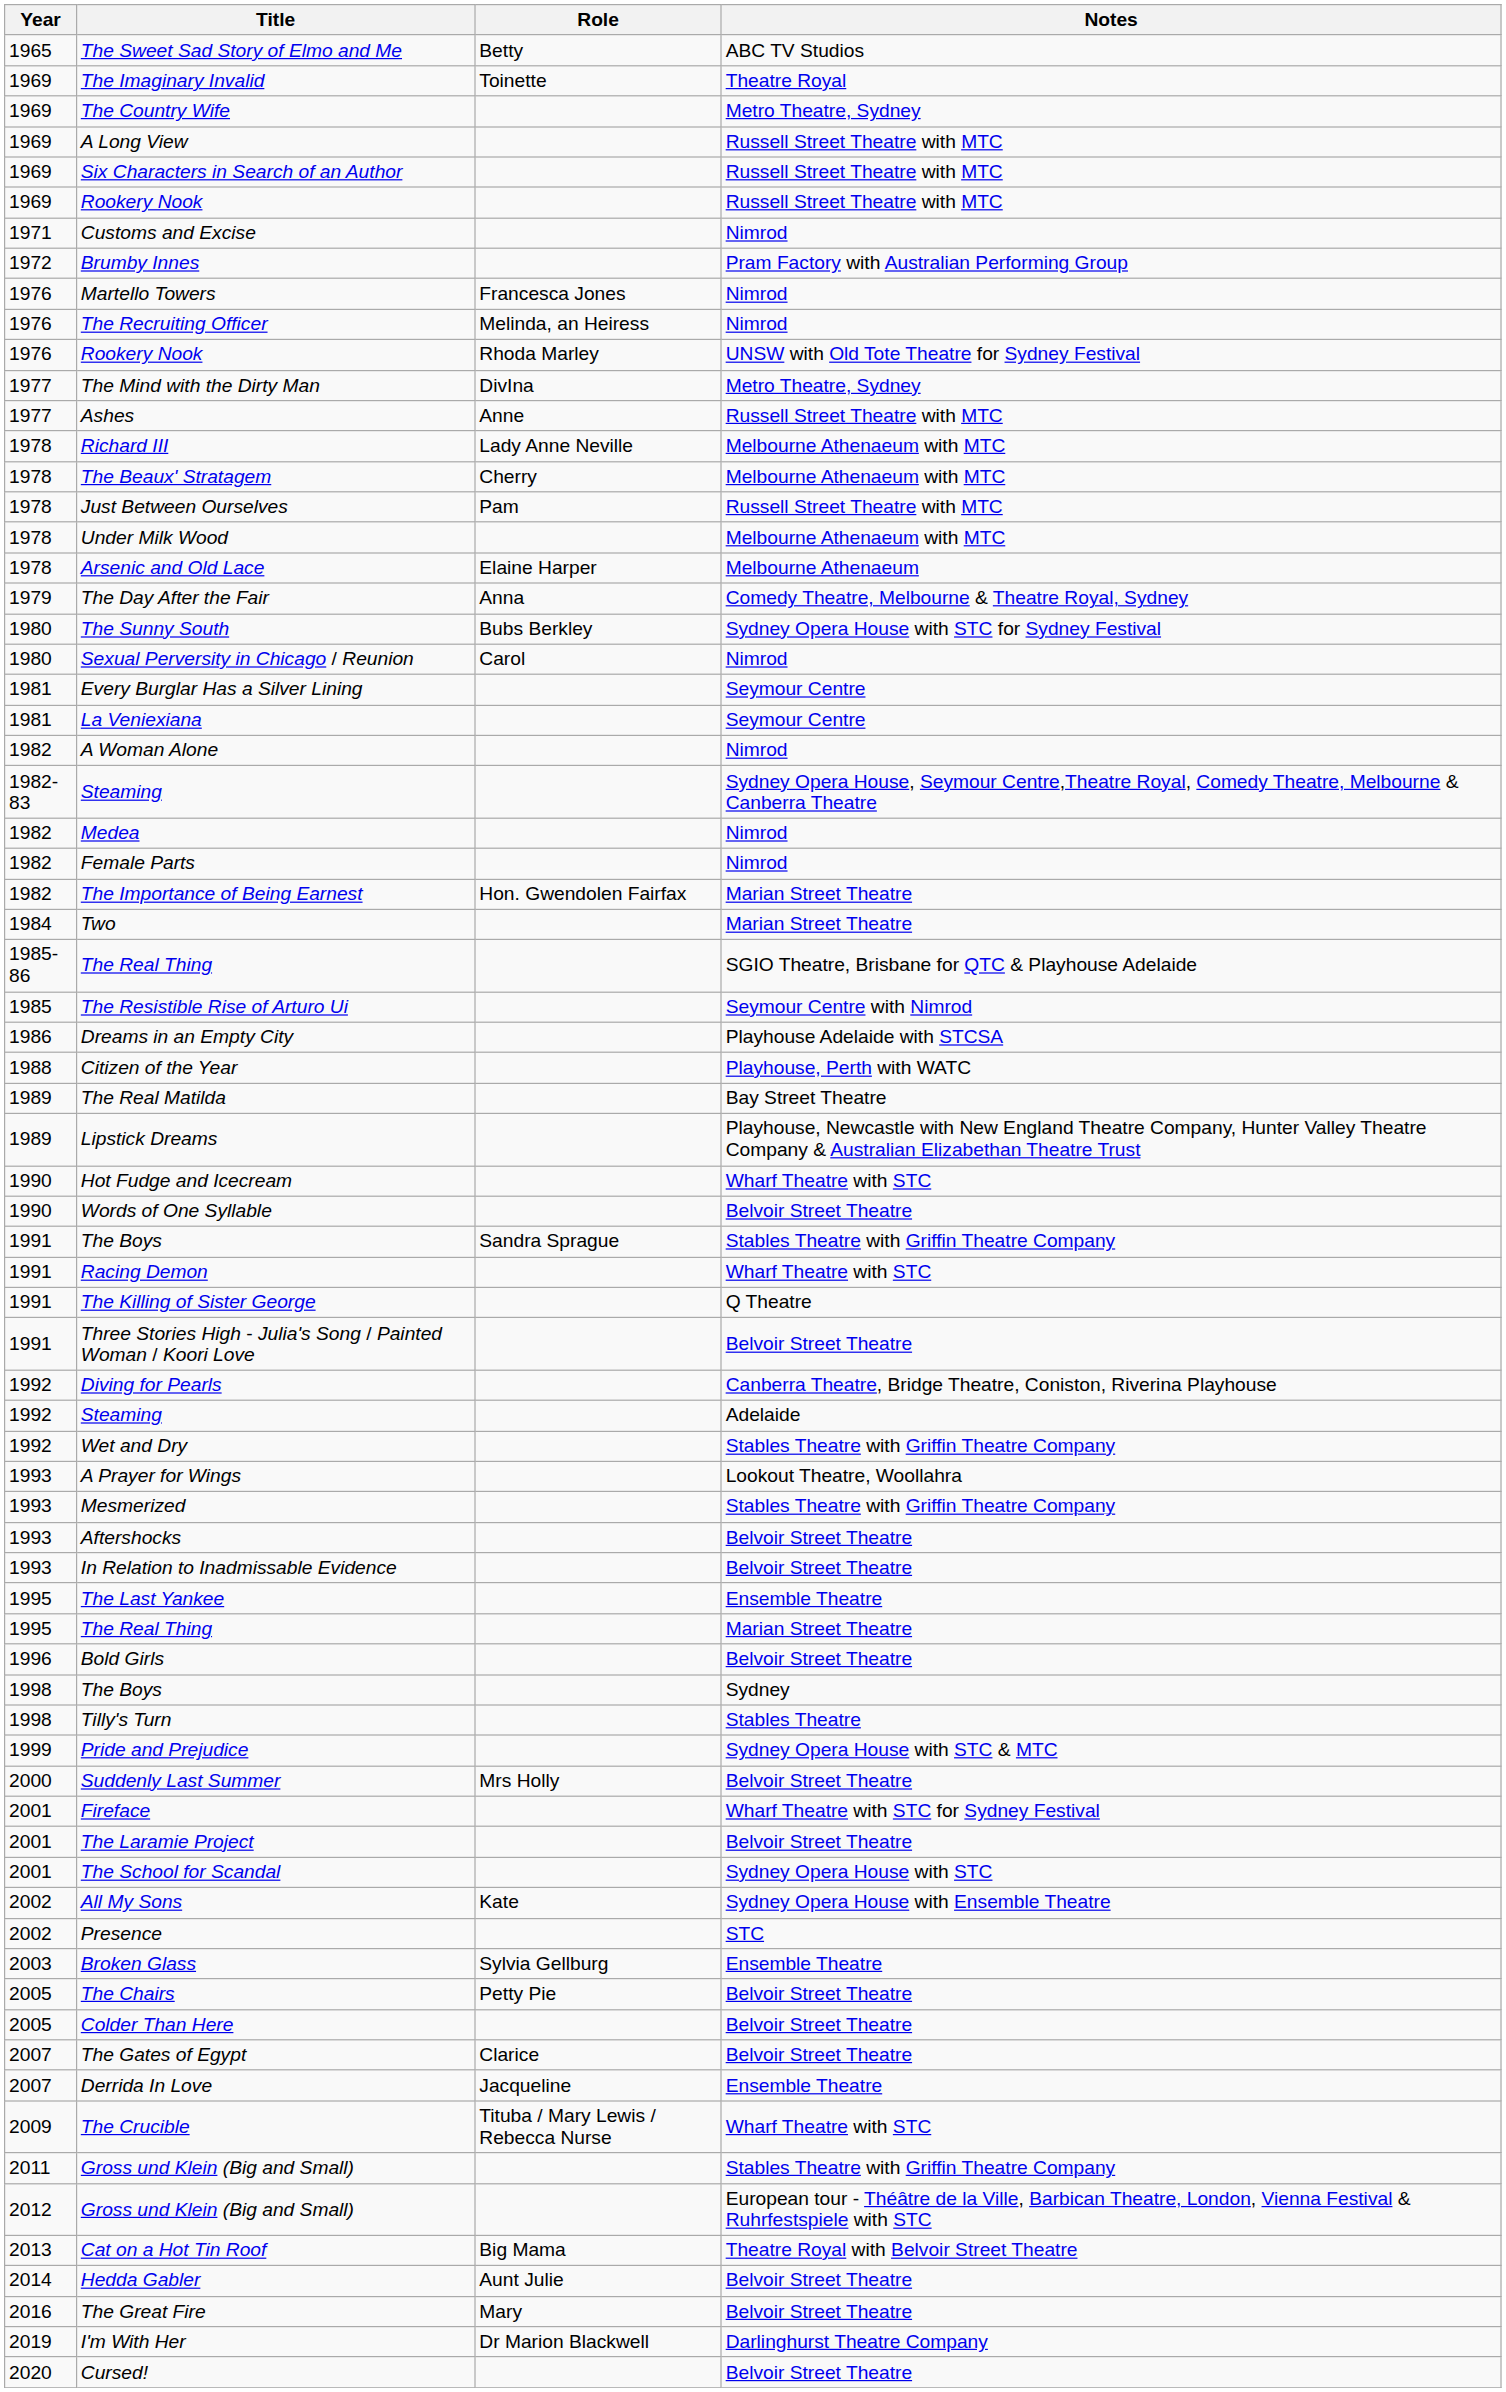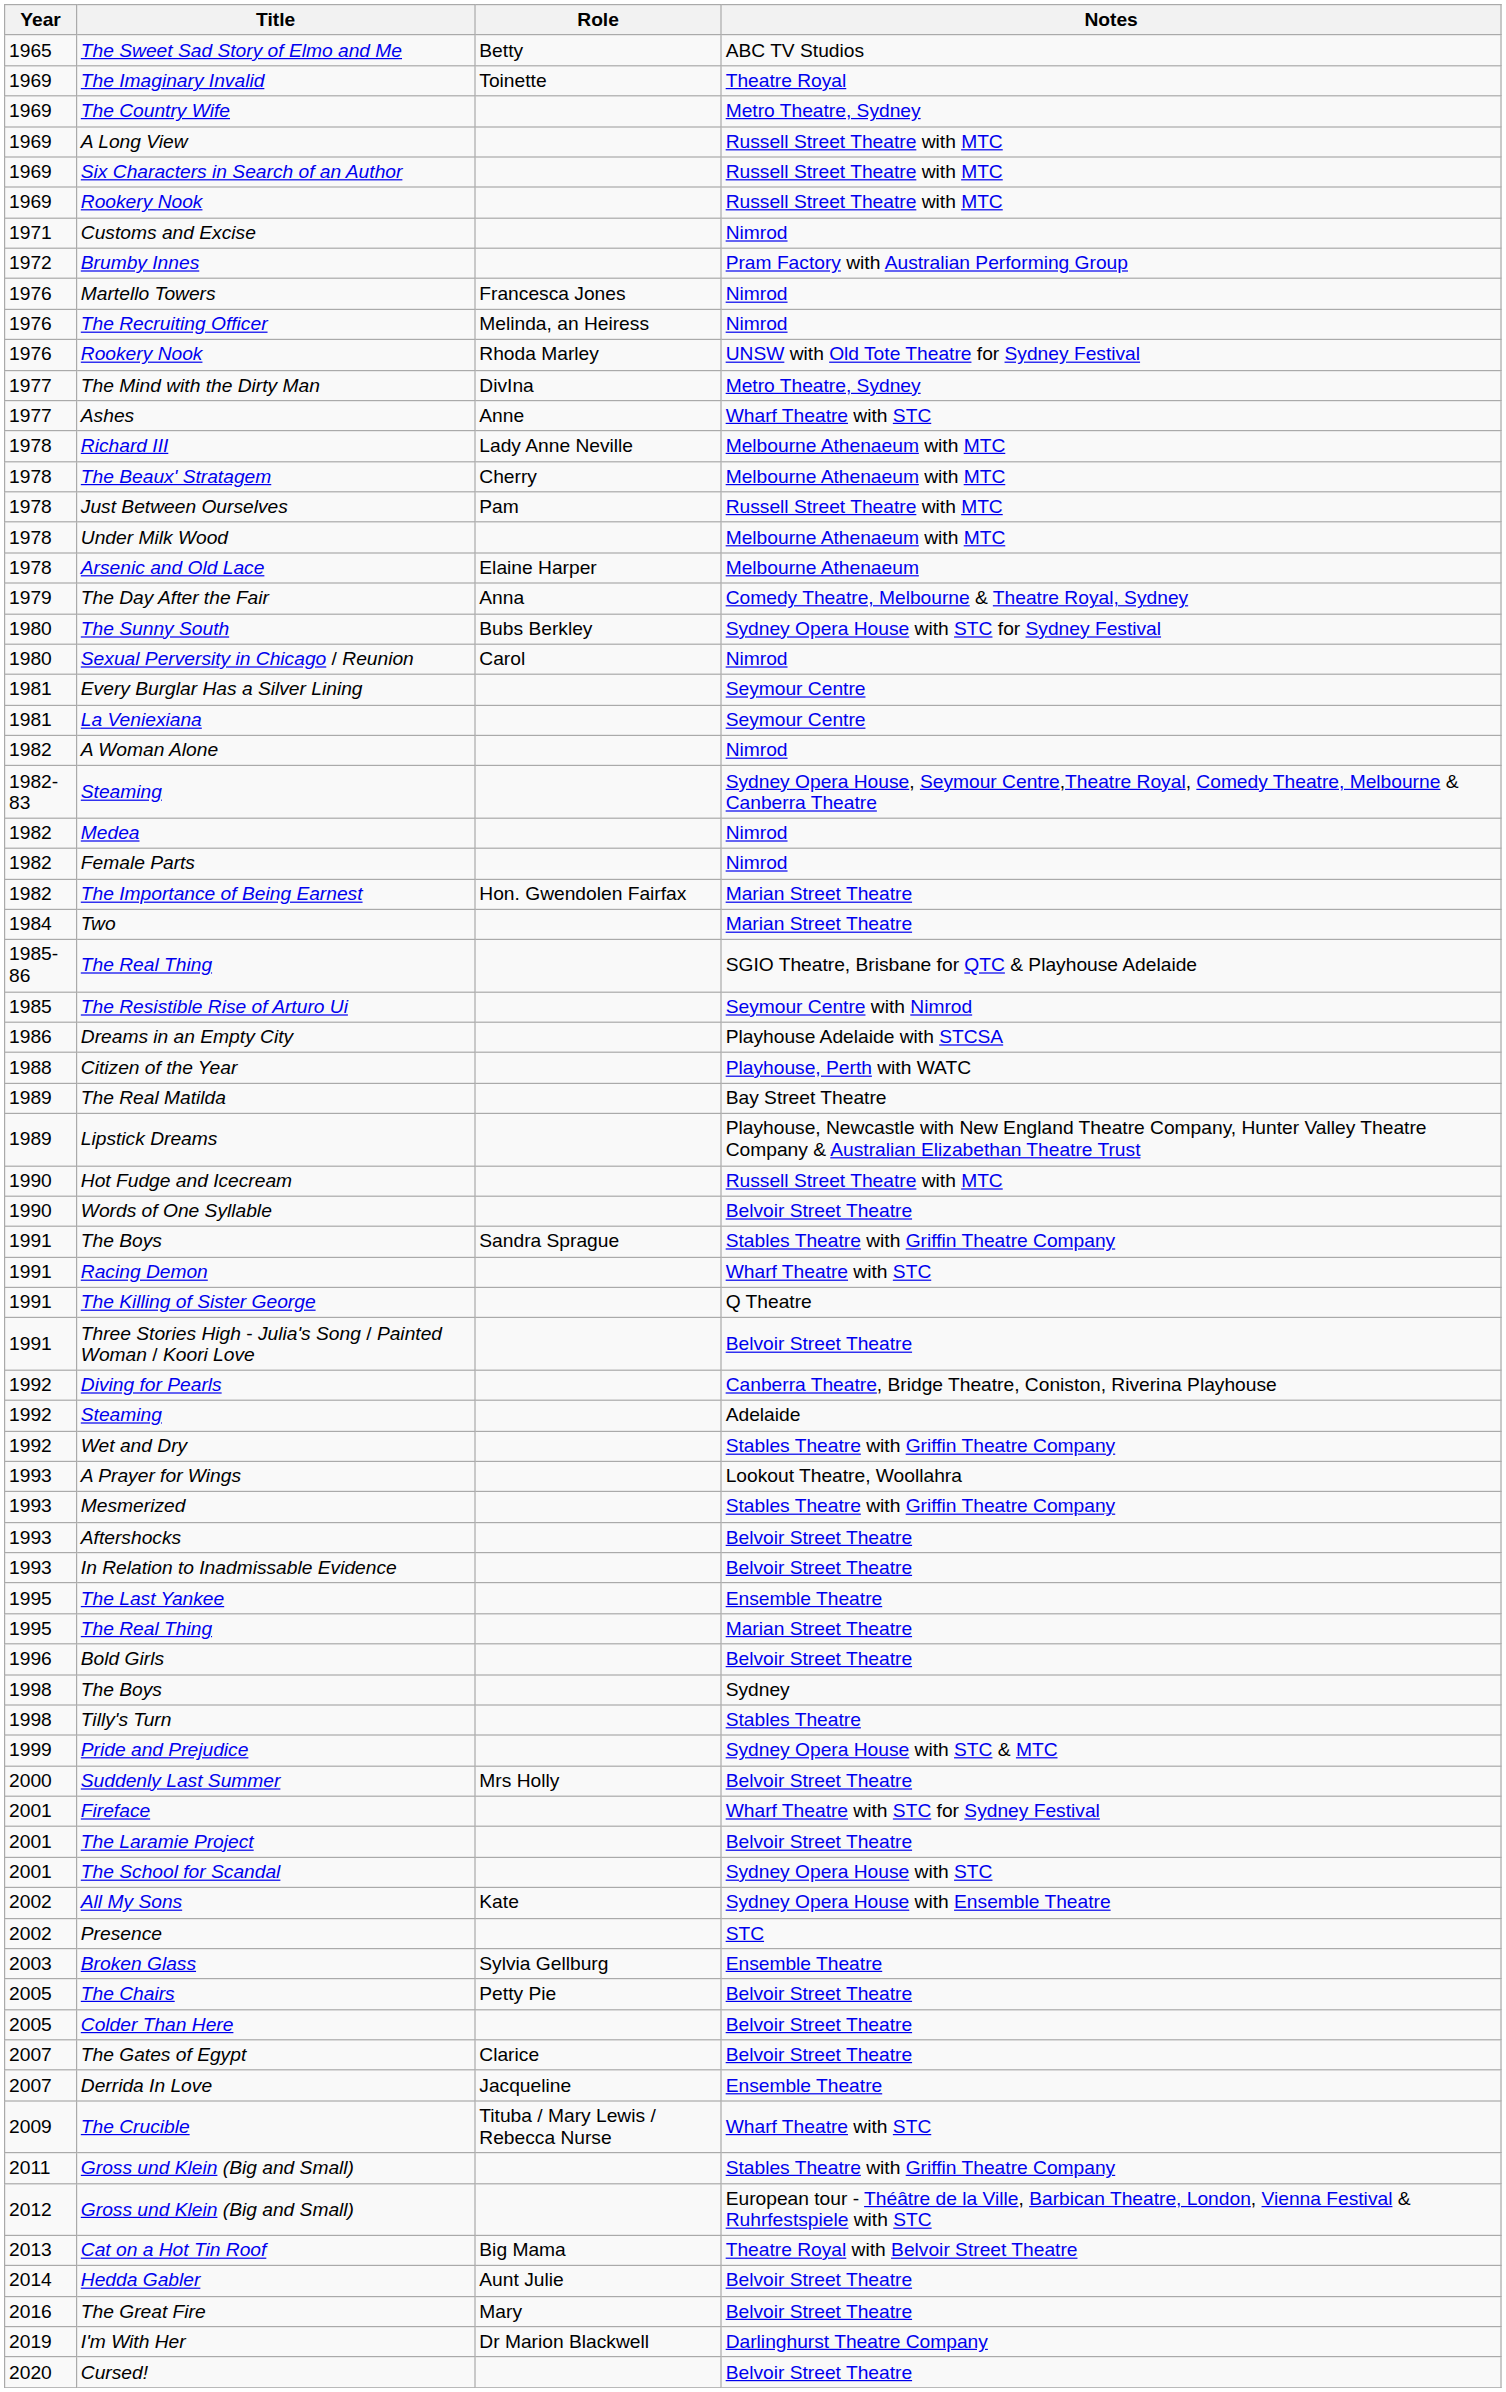(864, 415) Russell Street Theatre with MTC -> (828, 415) Wharf Theatre with STC
(828, 1180) Wharf Theatre with STC -> (864, 1180) Russell Street Theatre with MTC
